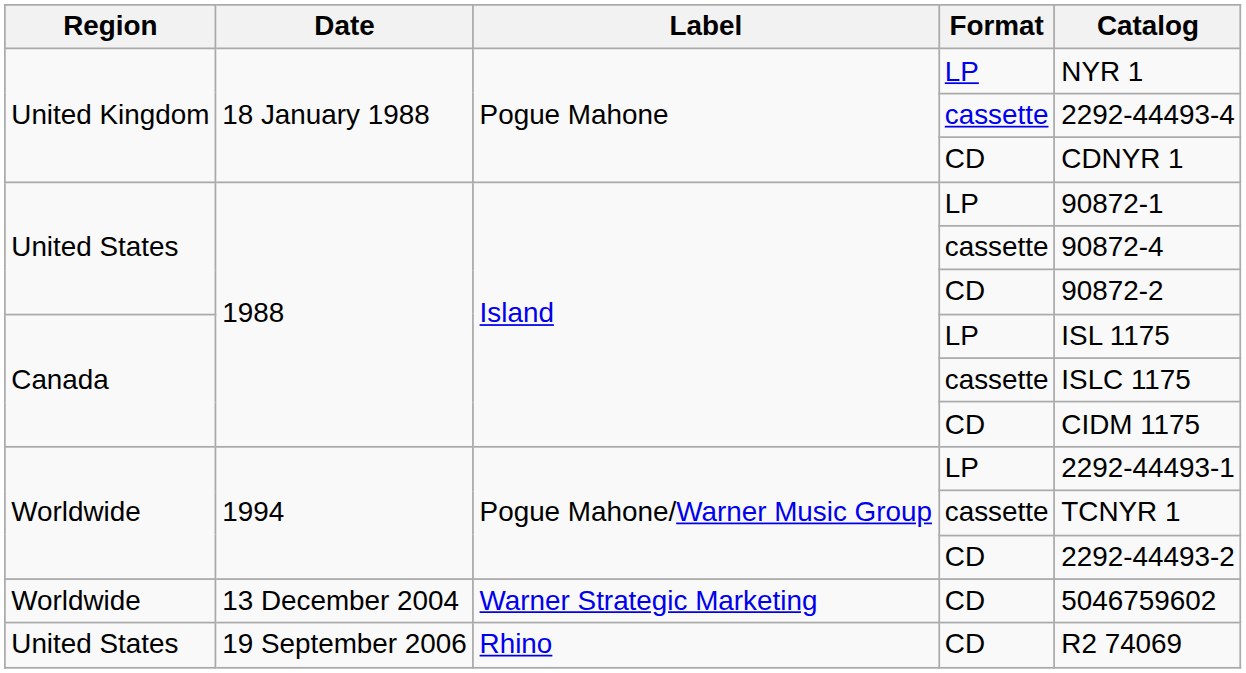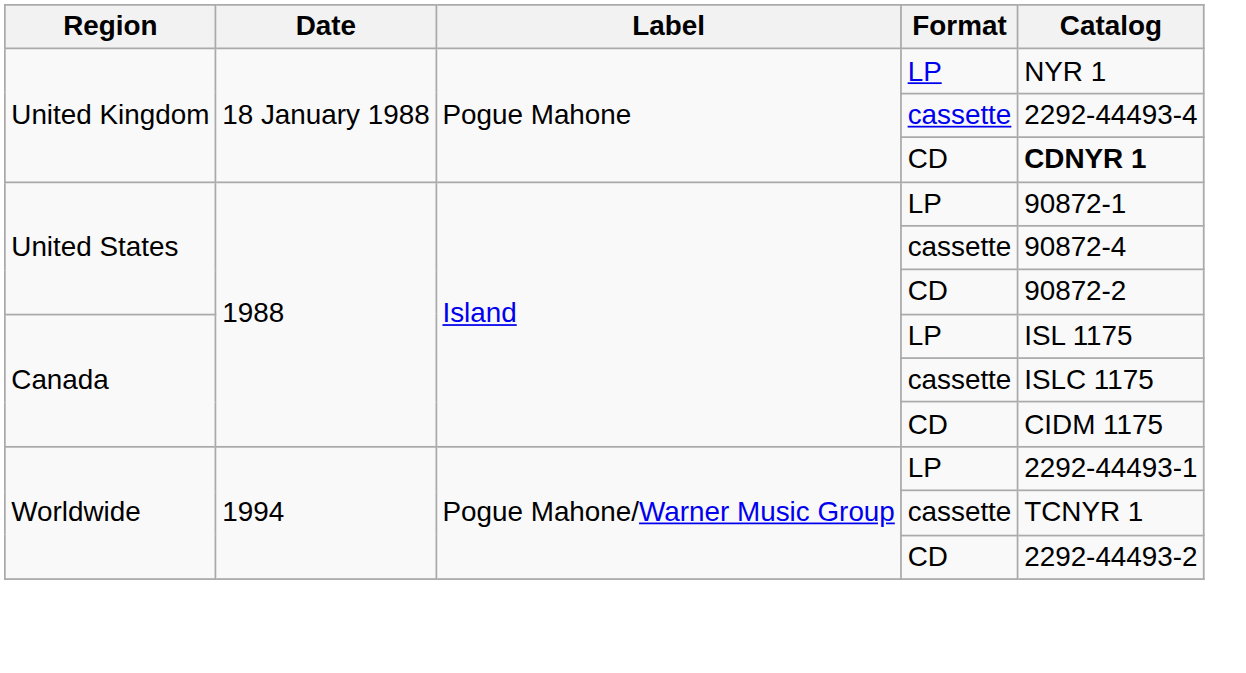(1122, 159) normal -> (1085, 159) bold
- row: (341, 600)
- row: (344, 644)
